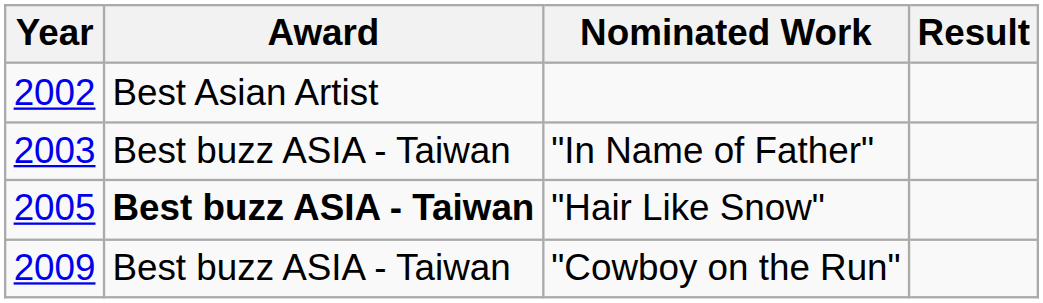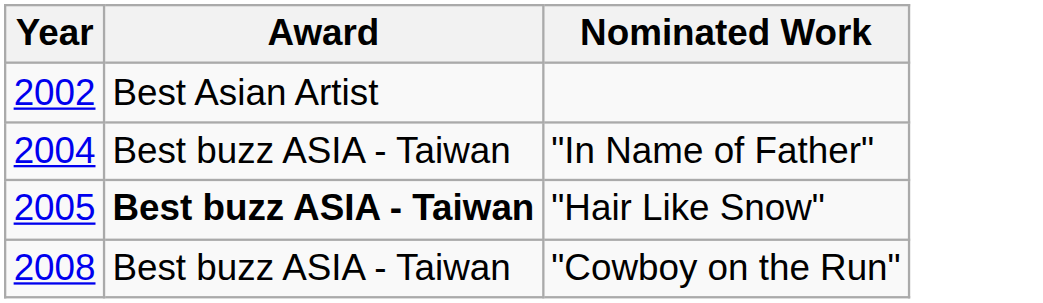- column: (974, 33)
(55, 150) 2003 -> (55, 150) 2004
(55, 267) 2009 -> (55, 267) 2008
